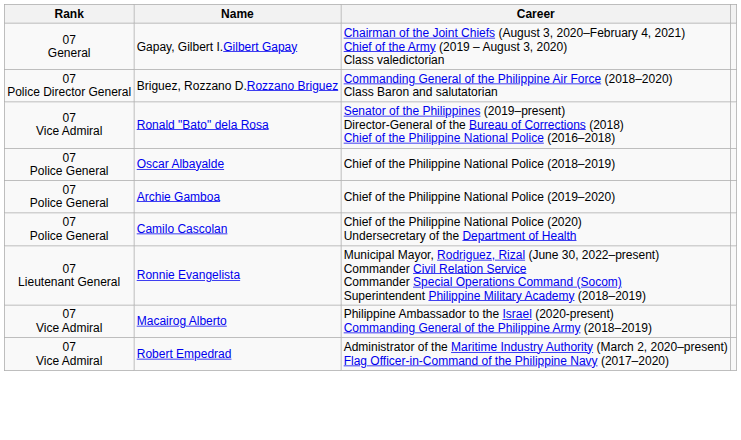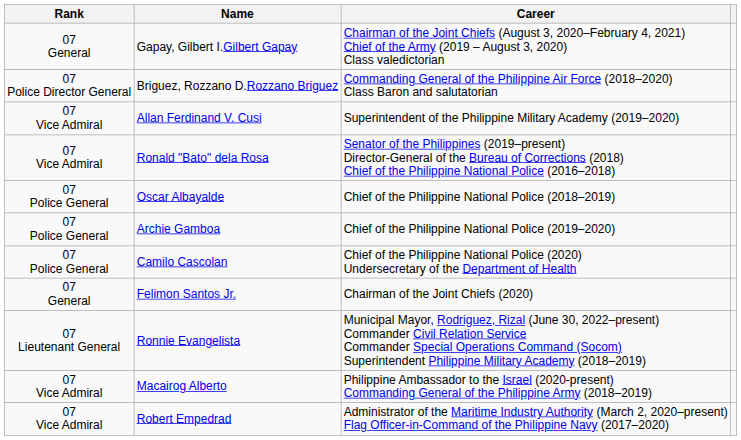+ row: (199, 118)
+ row: (186, 294)
